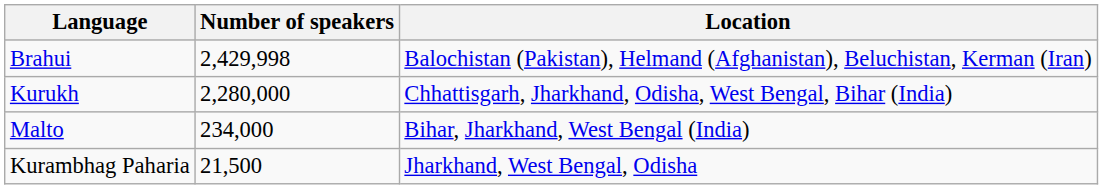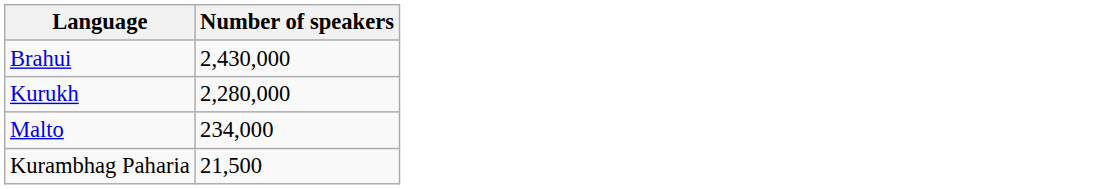- column: (748, 22)
(245, 58) 2,429,998 -> (245, 58) 2,430,000
